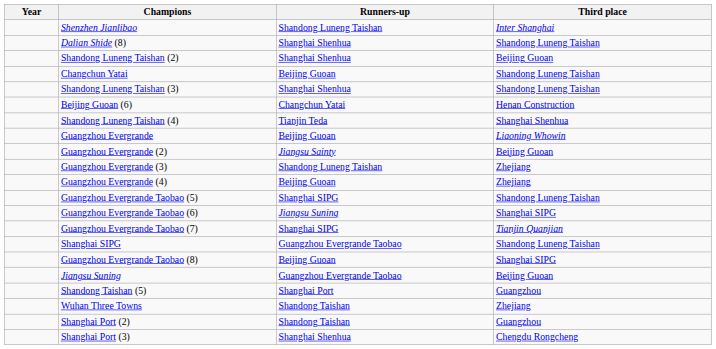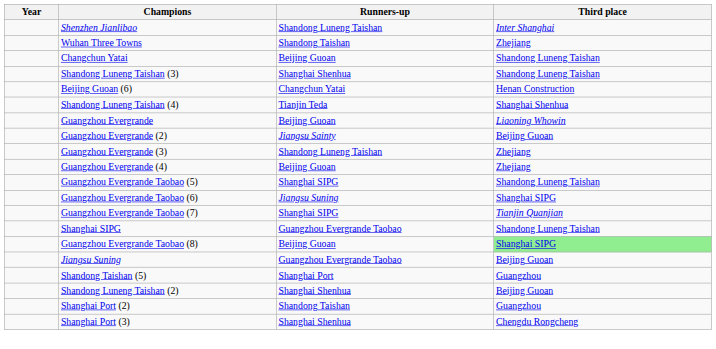- row: (93, 43)
rows swapped: (120, 58) <-> (101, 306)
(526, 259) no background -> (526, 244) lightgreen background
